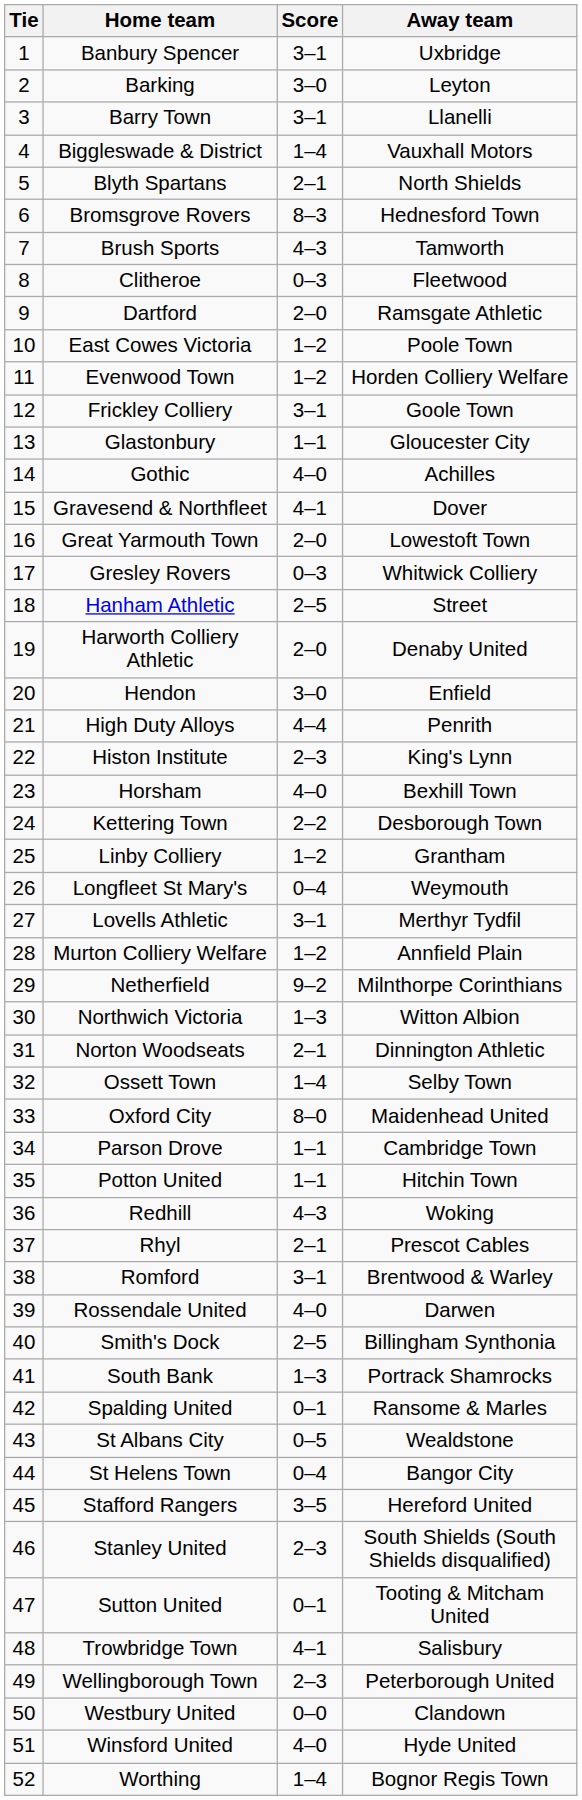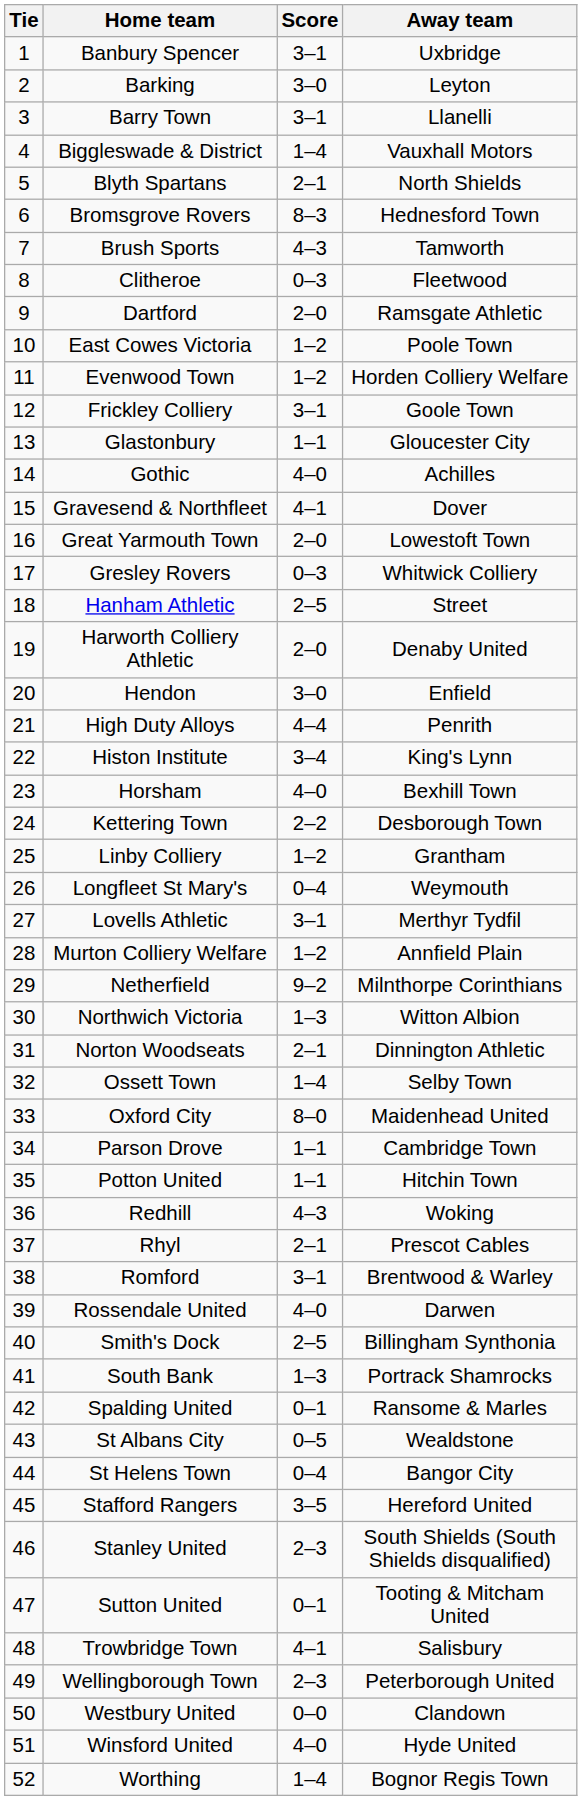(310, 758) 2–3 -> (310, 758) 3–4
